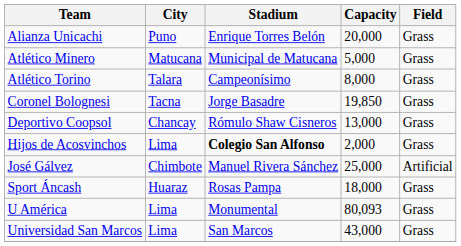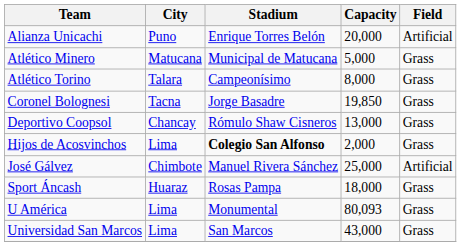(418, 36) Grass -> (428, 36) Artificial
